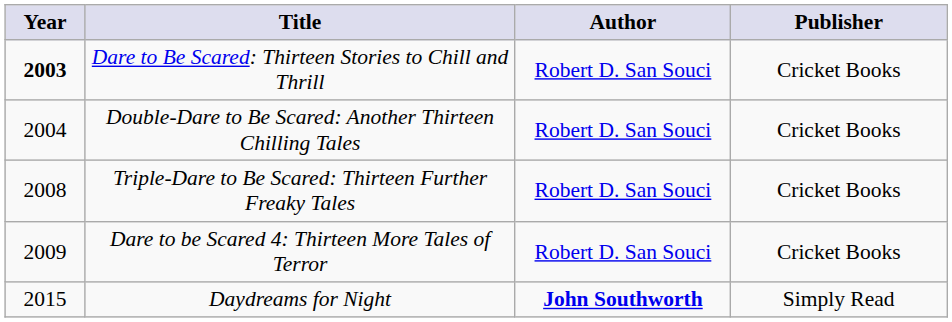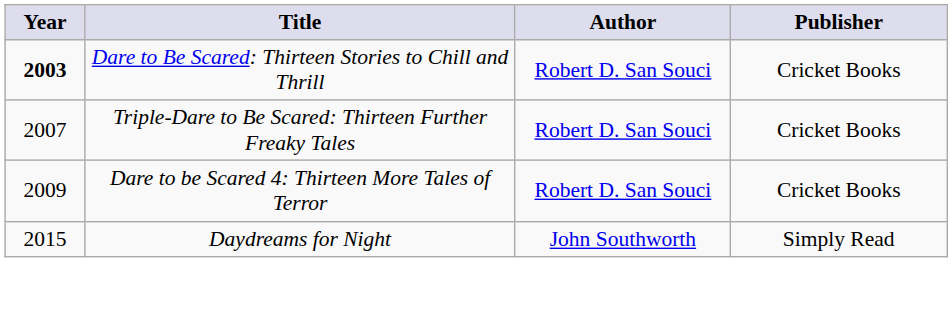- row: (300, 130)
(45, 190) 2008 -> (45, 130) 2007
(623, 298) bold -> (623, 238) normal
